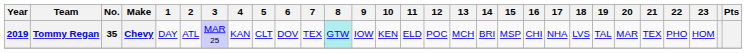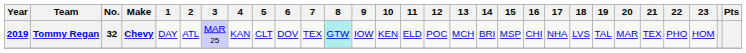(112, 34) 35 -> (112, 34) 32
